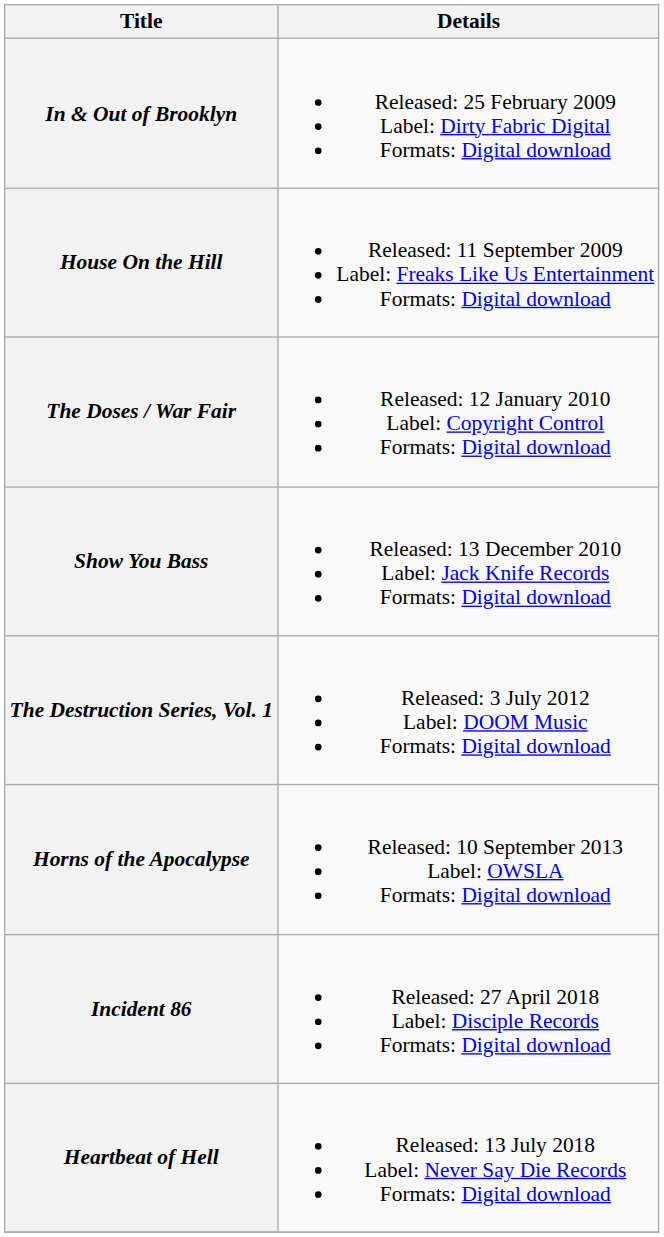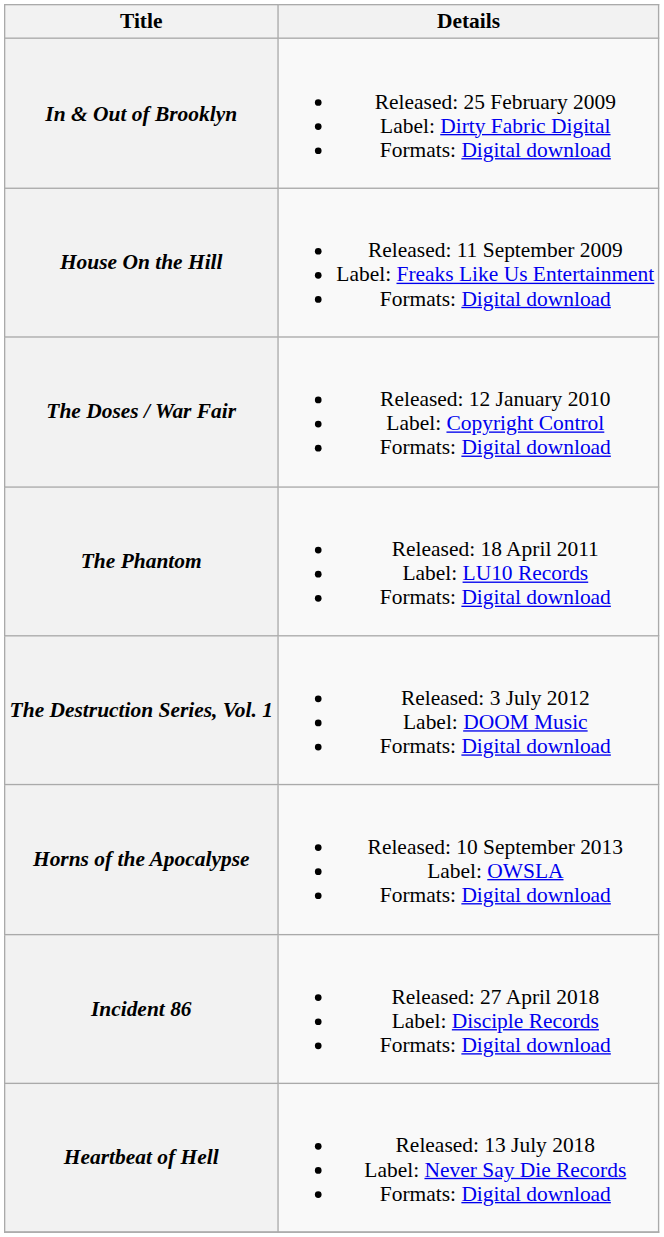- row: (141, 560)
+ row: (141, 560)
